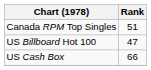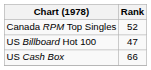(132, 27) 51 -> (132, 27) 52
